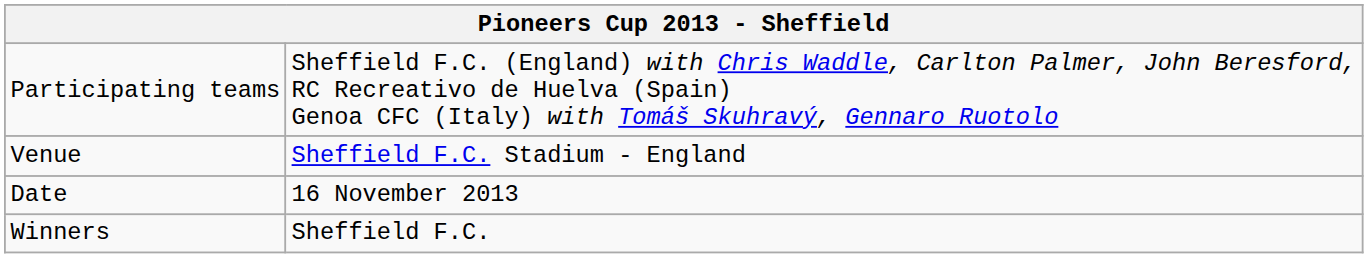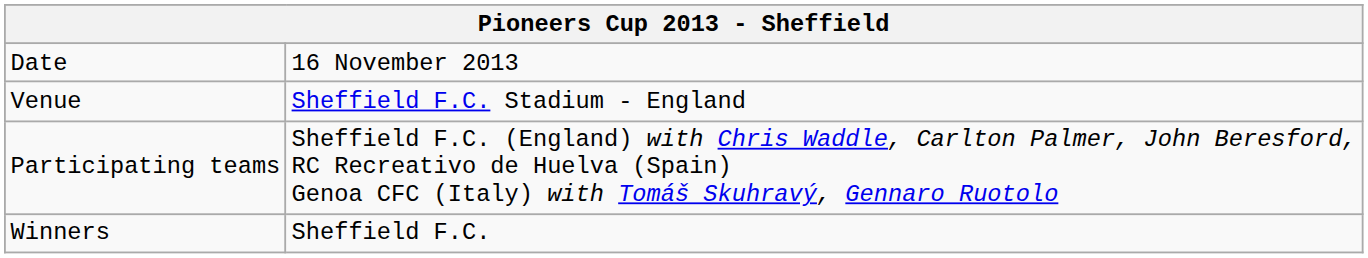rows swapped: (39, 194) <-> (145, 90)
